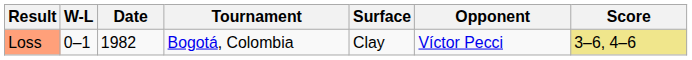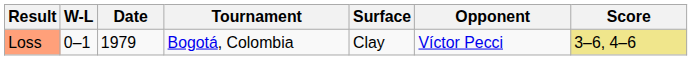(118, 42) 1982 -> (118, 42) 1979
